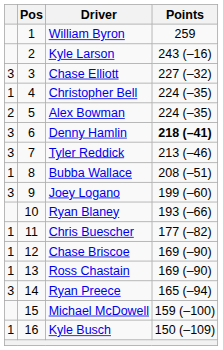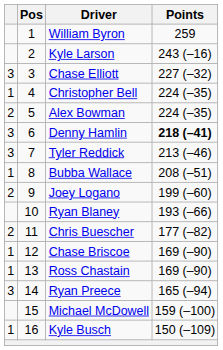(11, 192) 3 -> (11, 192) 2
(11, 232) 1 -> (11, 232) 2
